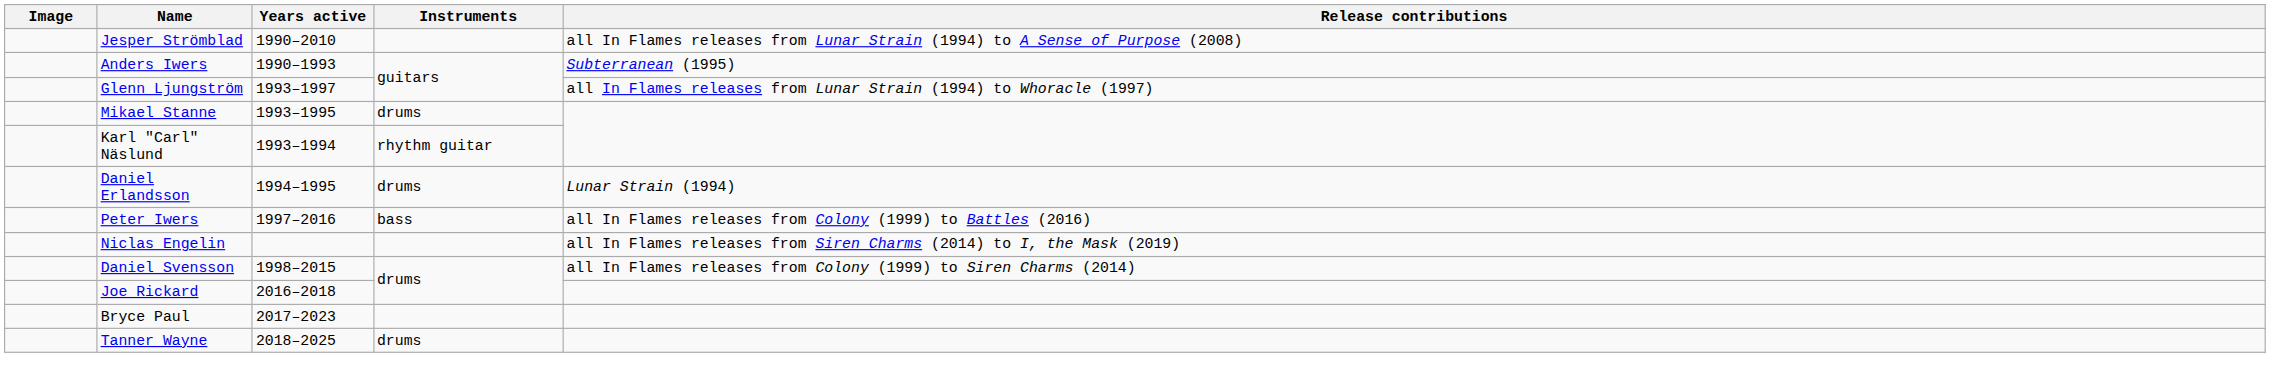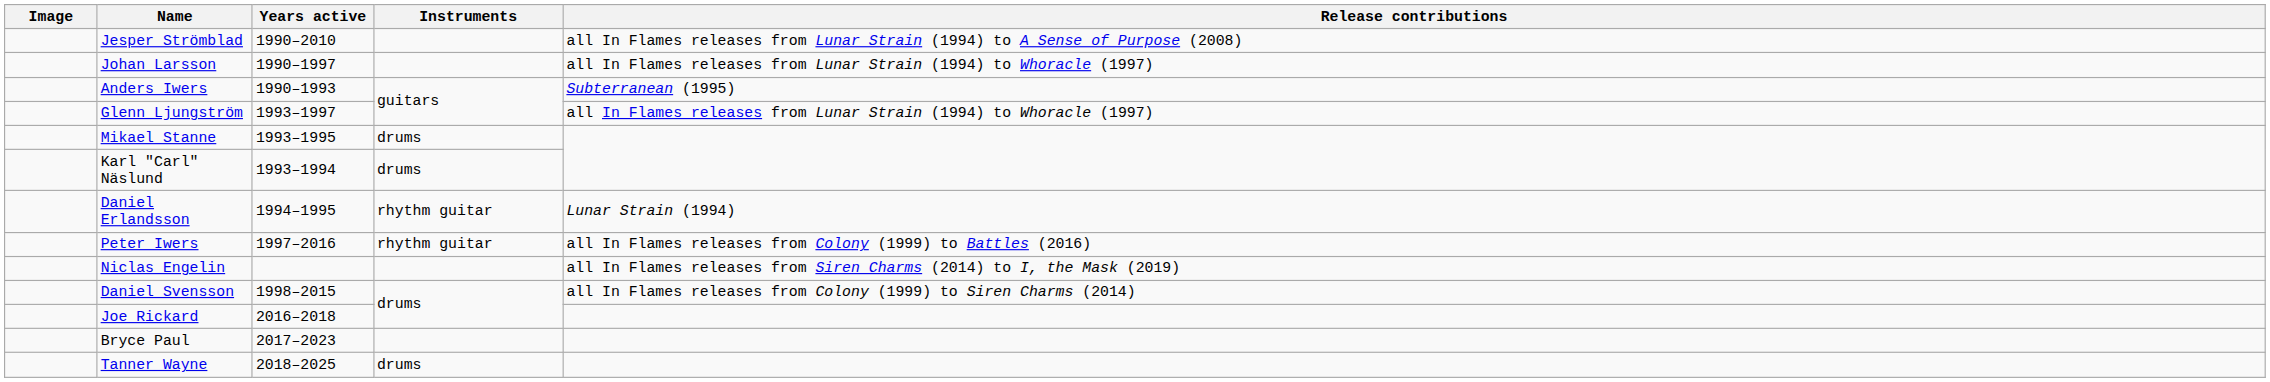+ row: (158, 65)
(435, 146) rhythm guitar -> (399, 170) drums
(399, 187) drums -> (435, 211) rhythm guitar
(395, 220) bass -> (435, 244) rhythm guitar
